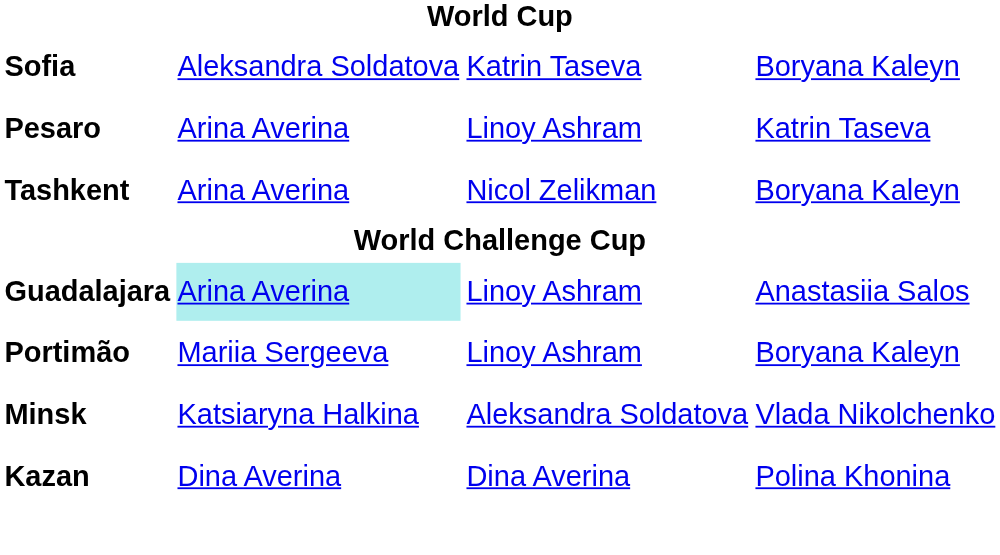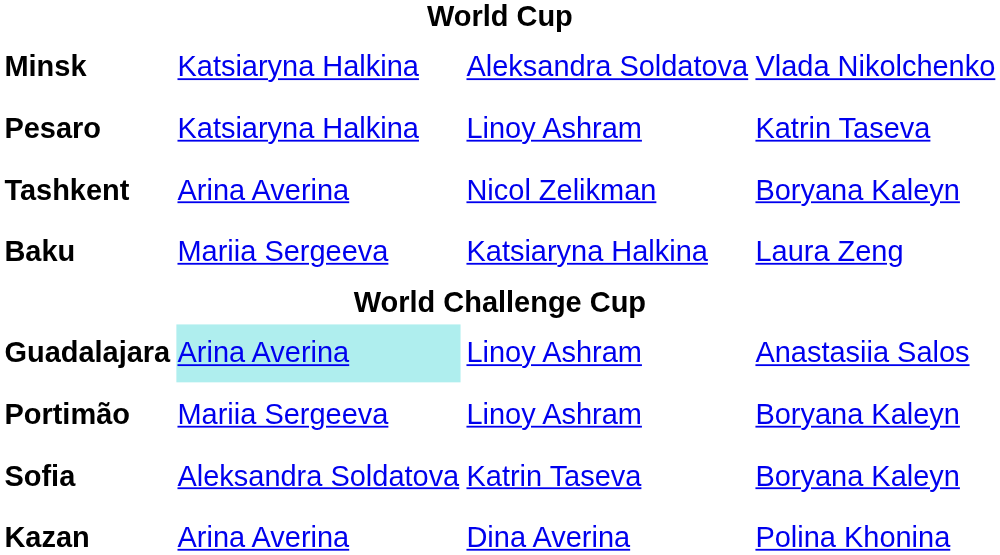rows swapped: (40, 66) <-> (45, 414)
(263, 128) Arina Averina -> (298, 128) Katsiaryna Halkina
+ row: (40, 251)
(259, 476) Dina Averina -> (263, 537) Arina Averina
